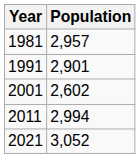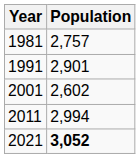(70, 41) 2,957 -> (70, 41) 2,757
(70, 141) normal -> (70, 141) bold
